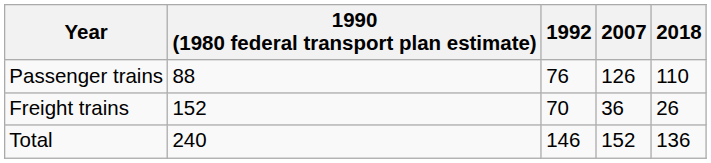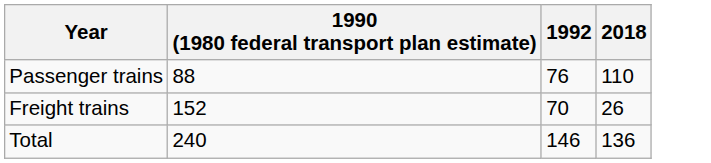- column: (624, 32)
